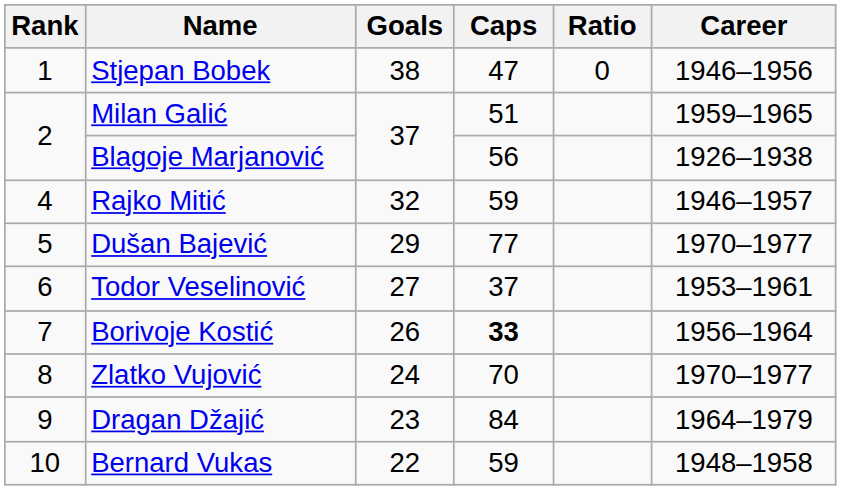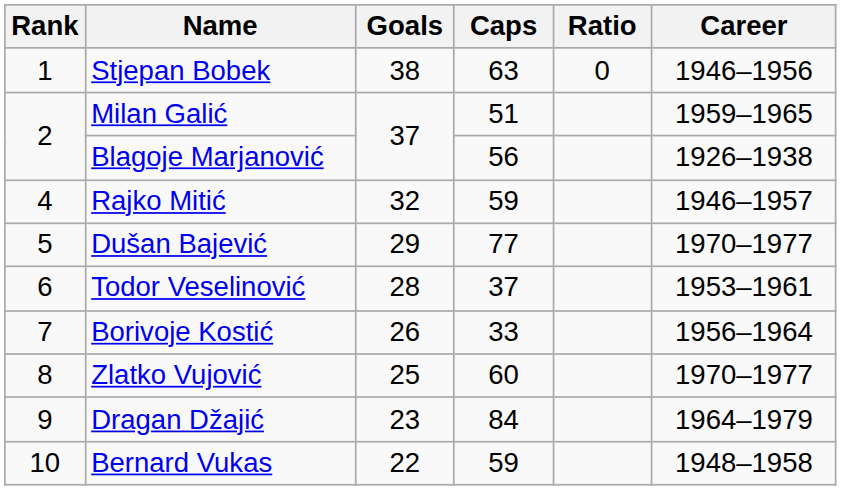(504, 69) 47 -> (504, 69) 63
(405, 288) 27 -> (405, 288) 28
(504, 331) bold -> (504, 331) normal
(405, 375) 24 -> (405, 375) 25
(504, 375) 70 -> (504, 375) 60
